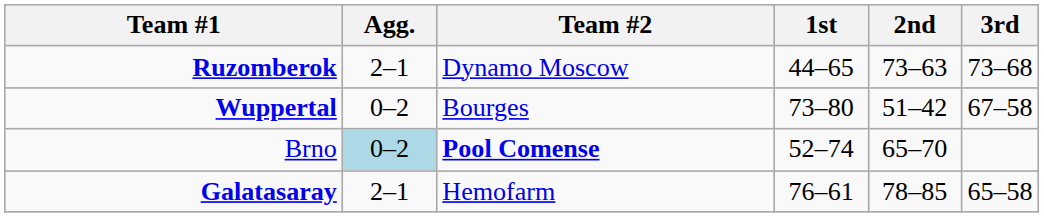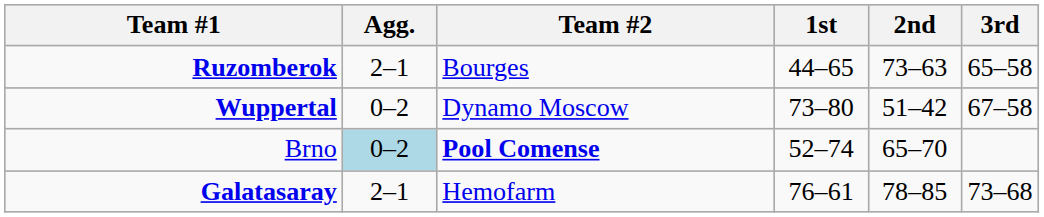(535, 66) Dynamo Moscow -> (486, 66) Bourges
(1000, 66) 73–68 -> (1000, 66) 65–58
(486, 107) Bourges -> (535, 107) Dynamo Moscow
(1000, 190) 65–58 -> (1000, 190) 73–68
